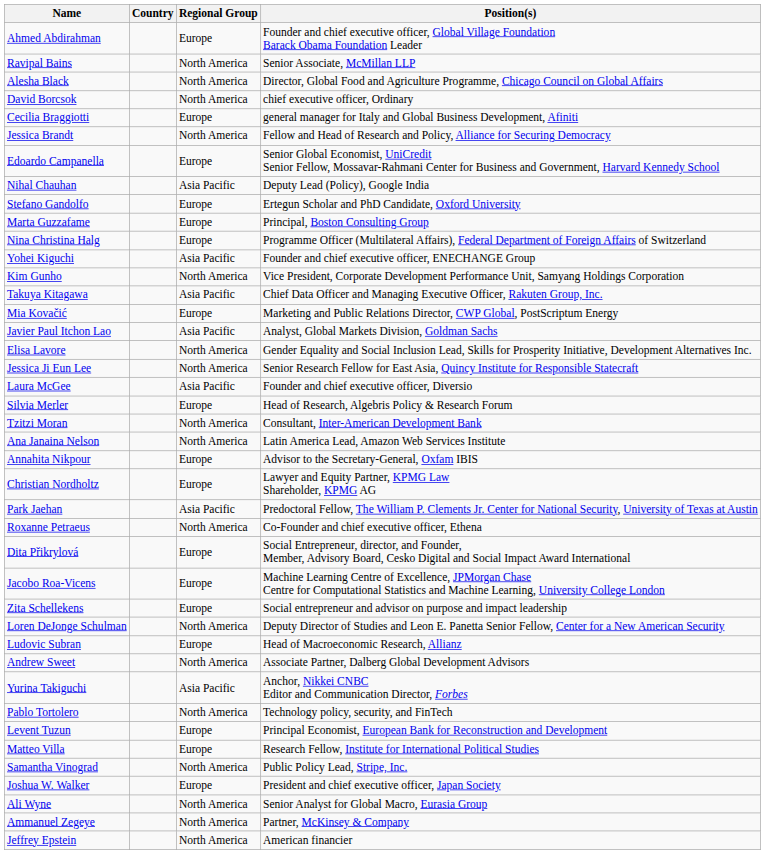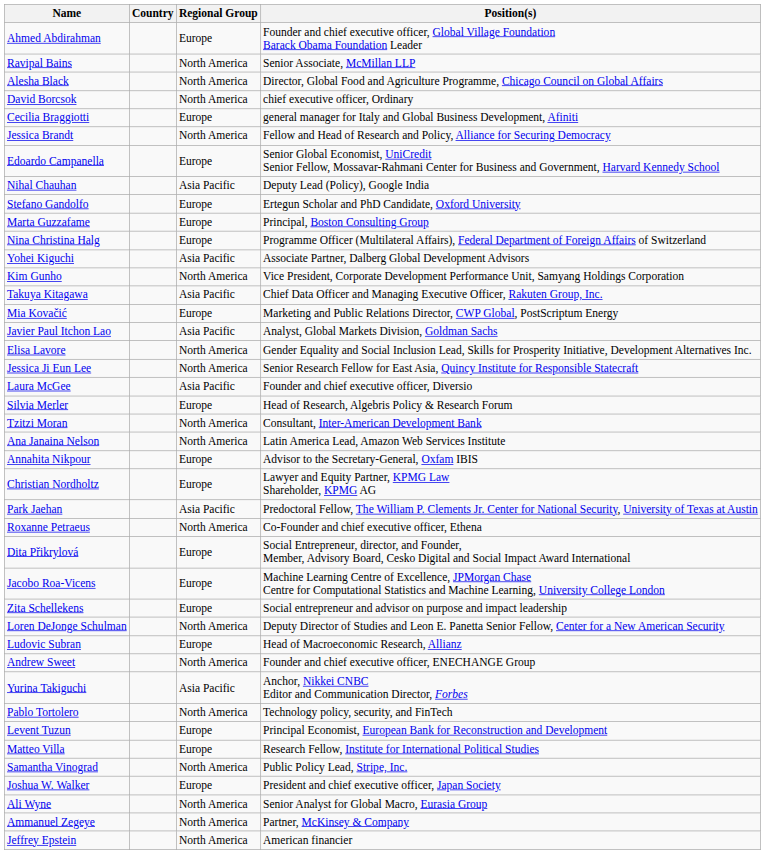(399, 258) Founder and chief executive officer, ENECHANGE Group -> (396, 258) Associate Partner, Dalberg Global Development Advisors
(396, 663) Associate Partner, Dalberg Global Development Advisors -> (399, 663) Founder and chief executive officer, ENECHANGE Group
